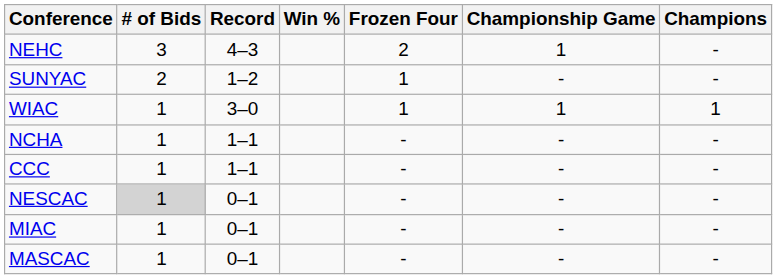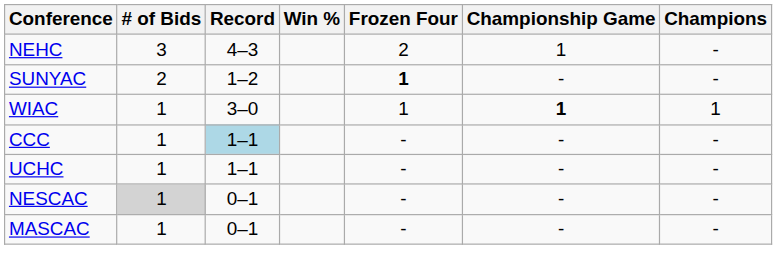(403, 79) normal -> (403, 79) bold
(561, 109) normal -> (561, 109) bold
- row: (36, 139)
(242, 169) no background -> (242, 139) lightblue background
+ row: (36, 169)
- row: (33, 229)
